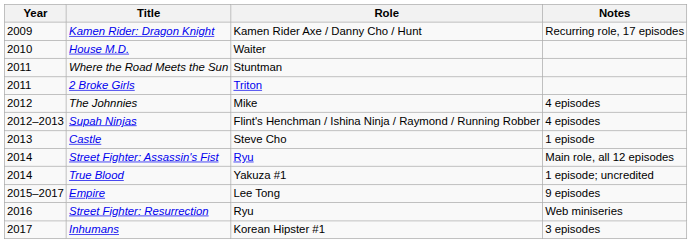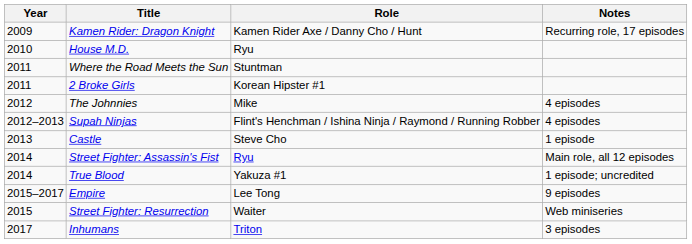(250, 49) Waiter -> (244, 49) Ryu
(248, 85) Triton -> (279, 85) Korean Hipster #1
(20, 211) 2016 -> (20, 211) 2015
(244, 211) Ryu -> (250, 211) Waiter
(279, 229) Korean Hipster #1 -> (248, 229) Triton
